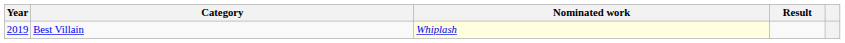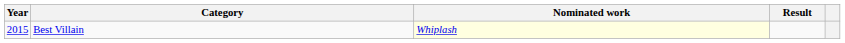(18, 30) 2019 -> (18, 30) 2015
